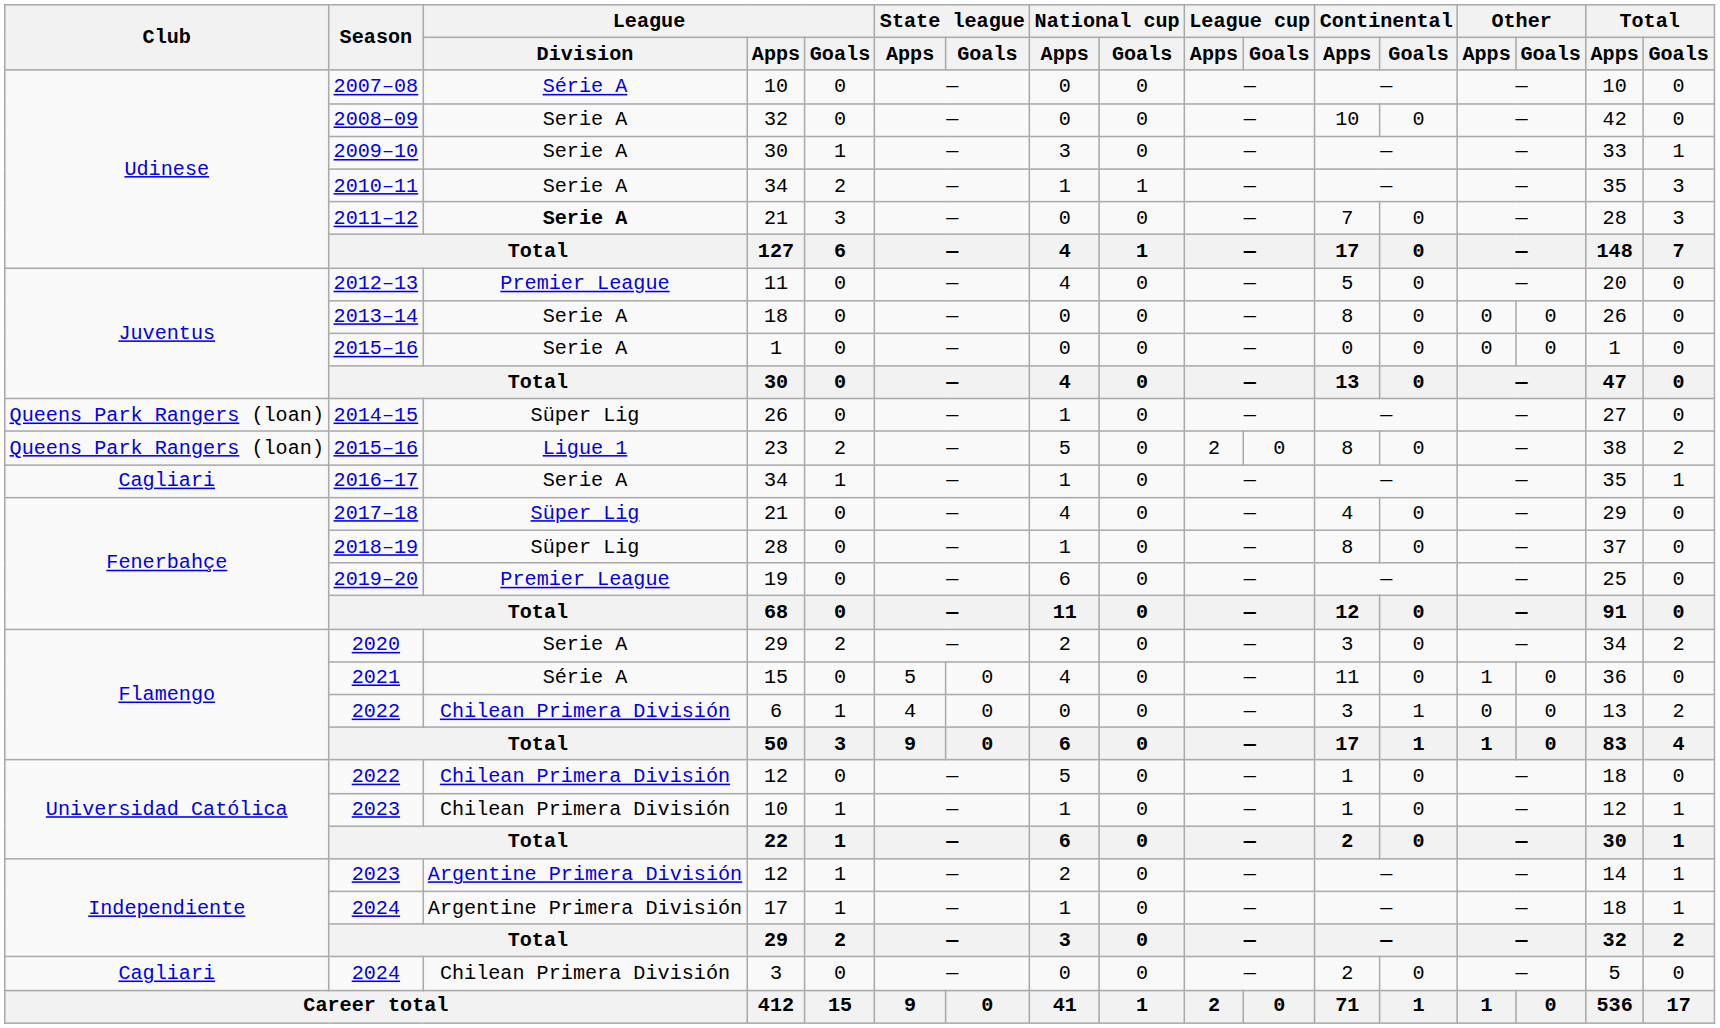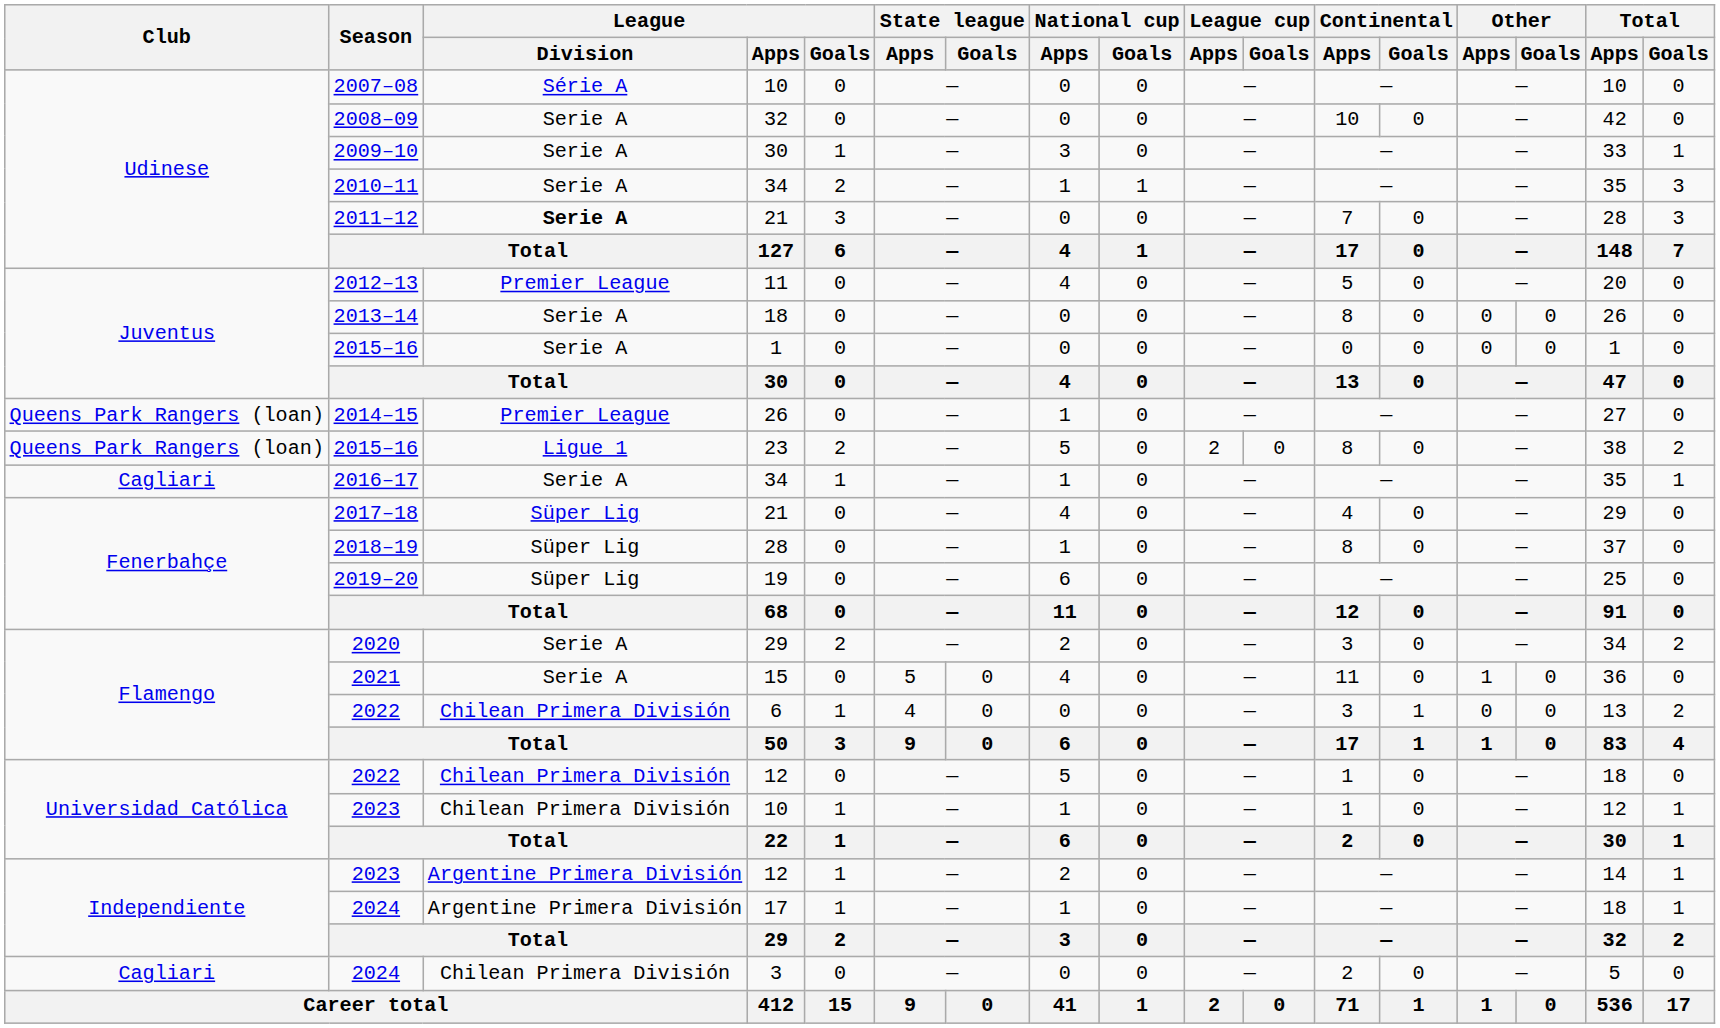(585, 415) Süper Lig -> (585, 415) Premier League
(585, 579) Premier League -> (585, 579) Süper Lig
(585, 678) Série A -> (585, 678) Serie A
